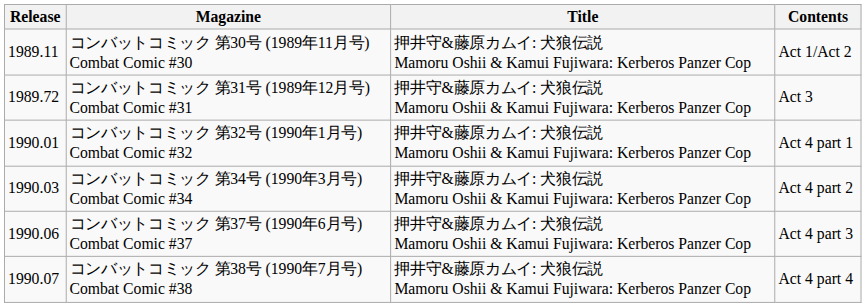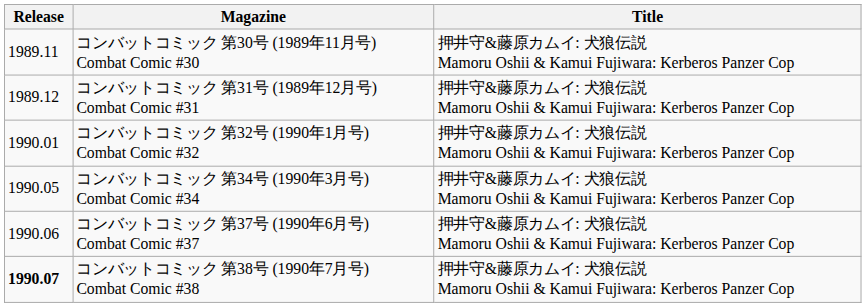- column: (818, 16)
(34, 97) 1989.72 -> (34, 97) 1989.12
(34, 188) 1990.03 -> (34, 188) 1990.05
(34, 279) normal -> (34, 279) bold
